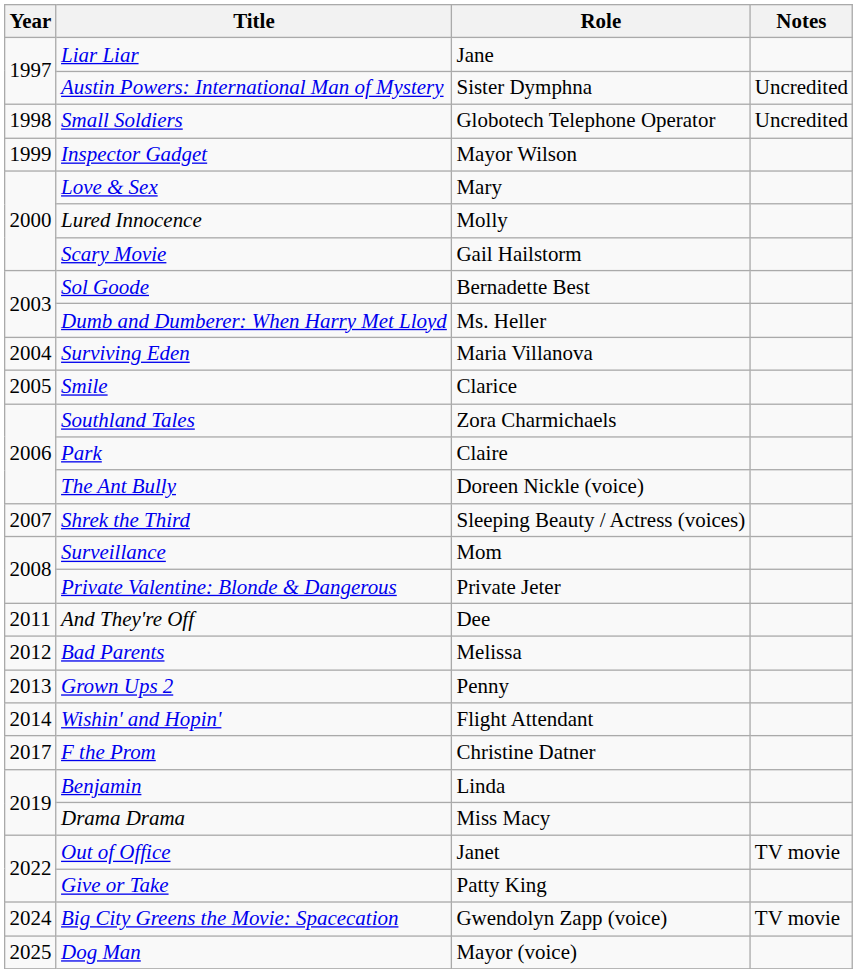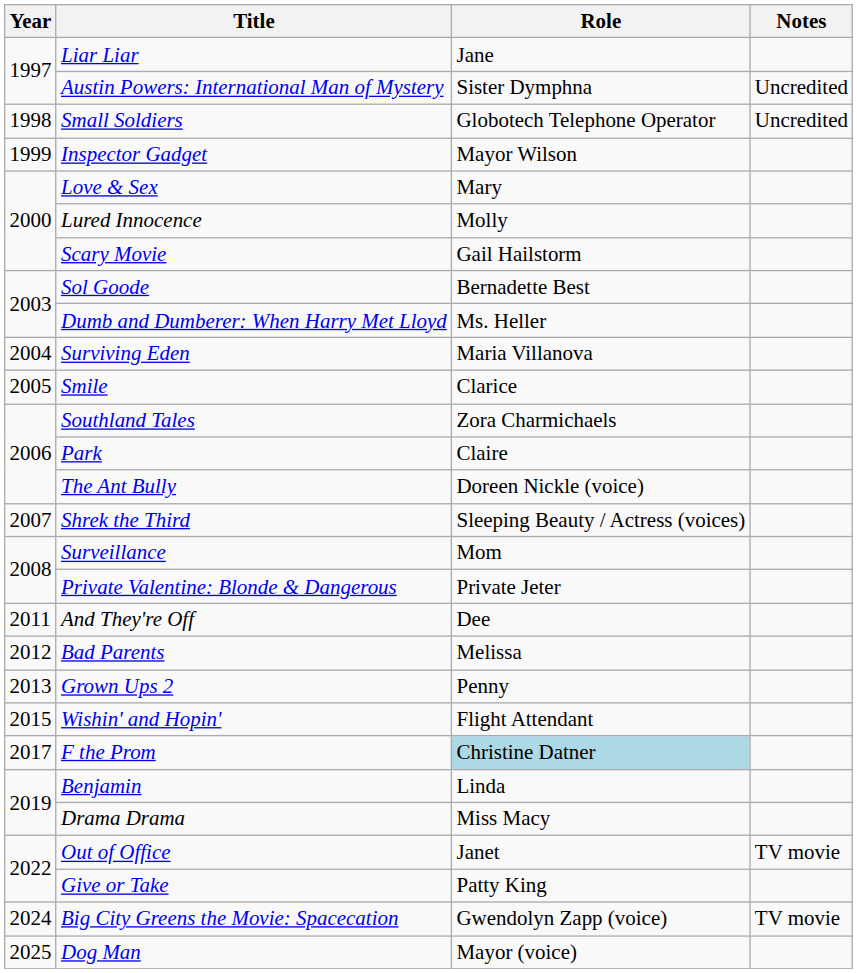(30, 719) 2014 -> (30, 719) 2015
(526, 752) no background -> (526, 752) lightblue background
